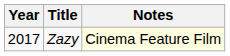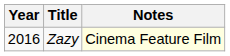(24, 39) 2017 -> (24, 39) 2016
